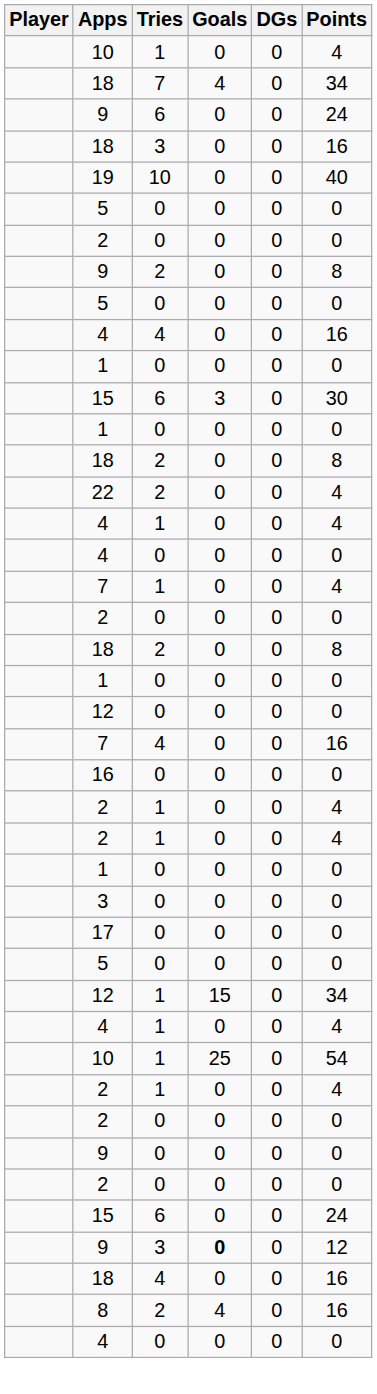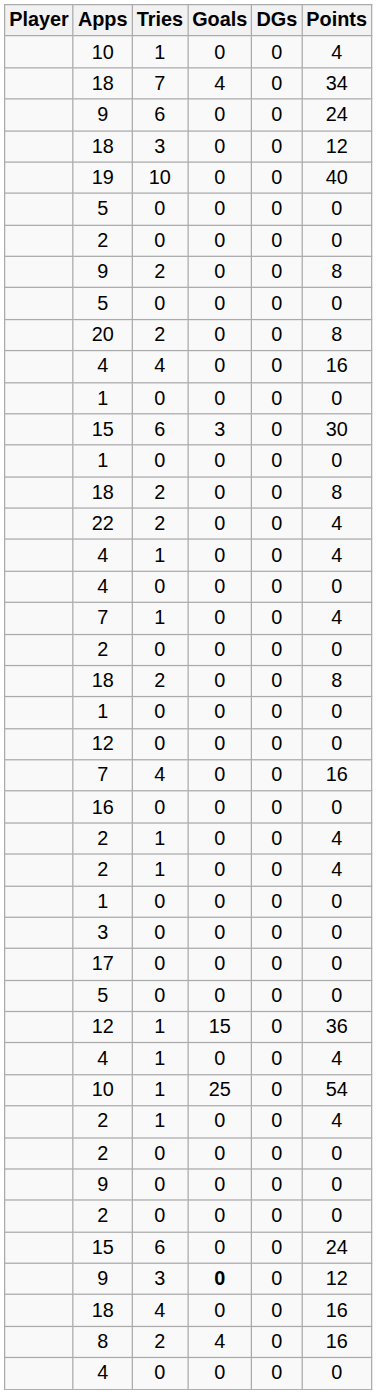(337, 146) 16 -> (337, 146) 12
+ row: (103, 334)
(337, 995) 34 -> (337, 1027) 36
